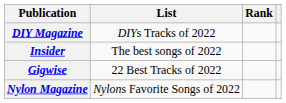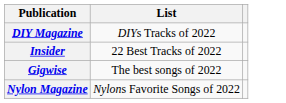- column: (259, 13)
(166, 51) The best songs of 2022 -> (166, 51) 22 Best Tracks of 2022
(166, 70) 22 Best Tracks of 2022 -> (166, 70) The best songs of 2022
